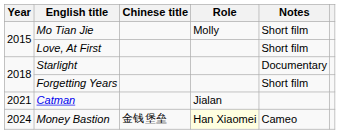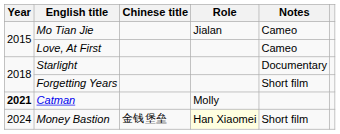(206, 30) Molly -> (208, 30) Jialan
(285, 30) Short film -> (279, 30) Cameo
(285, 48) Short film -> (279, 48) Cameo
(19, 100) normal -> (19, 100) bold
(208, 100) Jialan -> (206, 100) Molly
(279, 119) Cameo -> (285, 119) Short film
